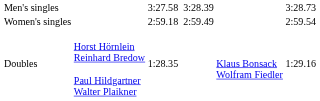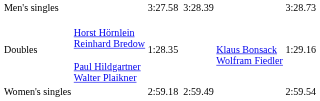rows swapped: (38, 21) <-> (21, 63)
